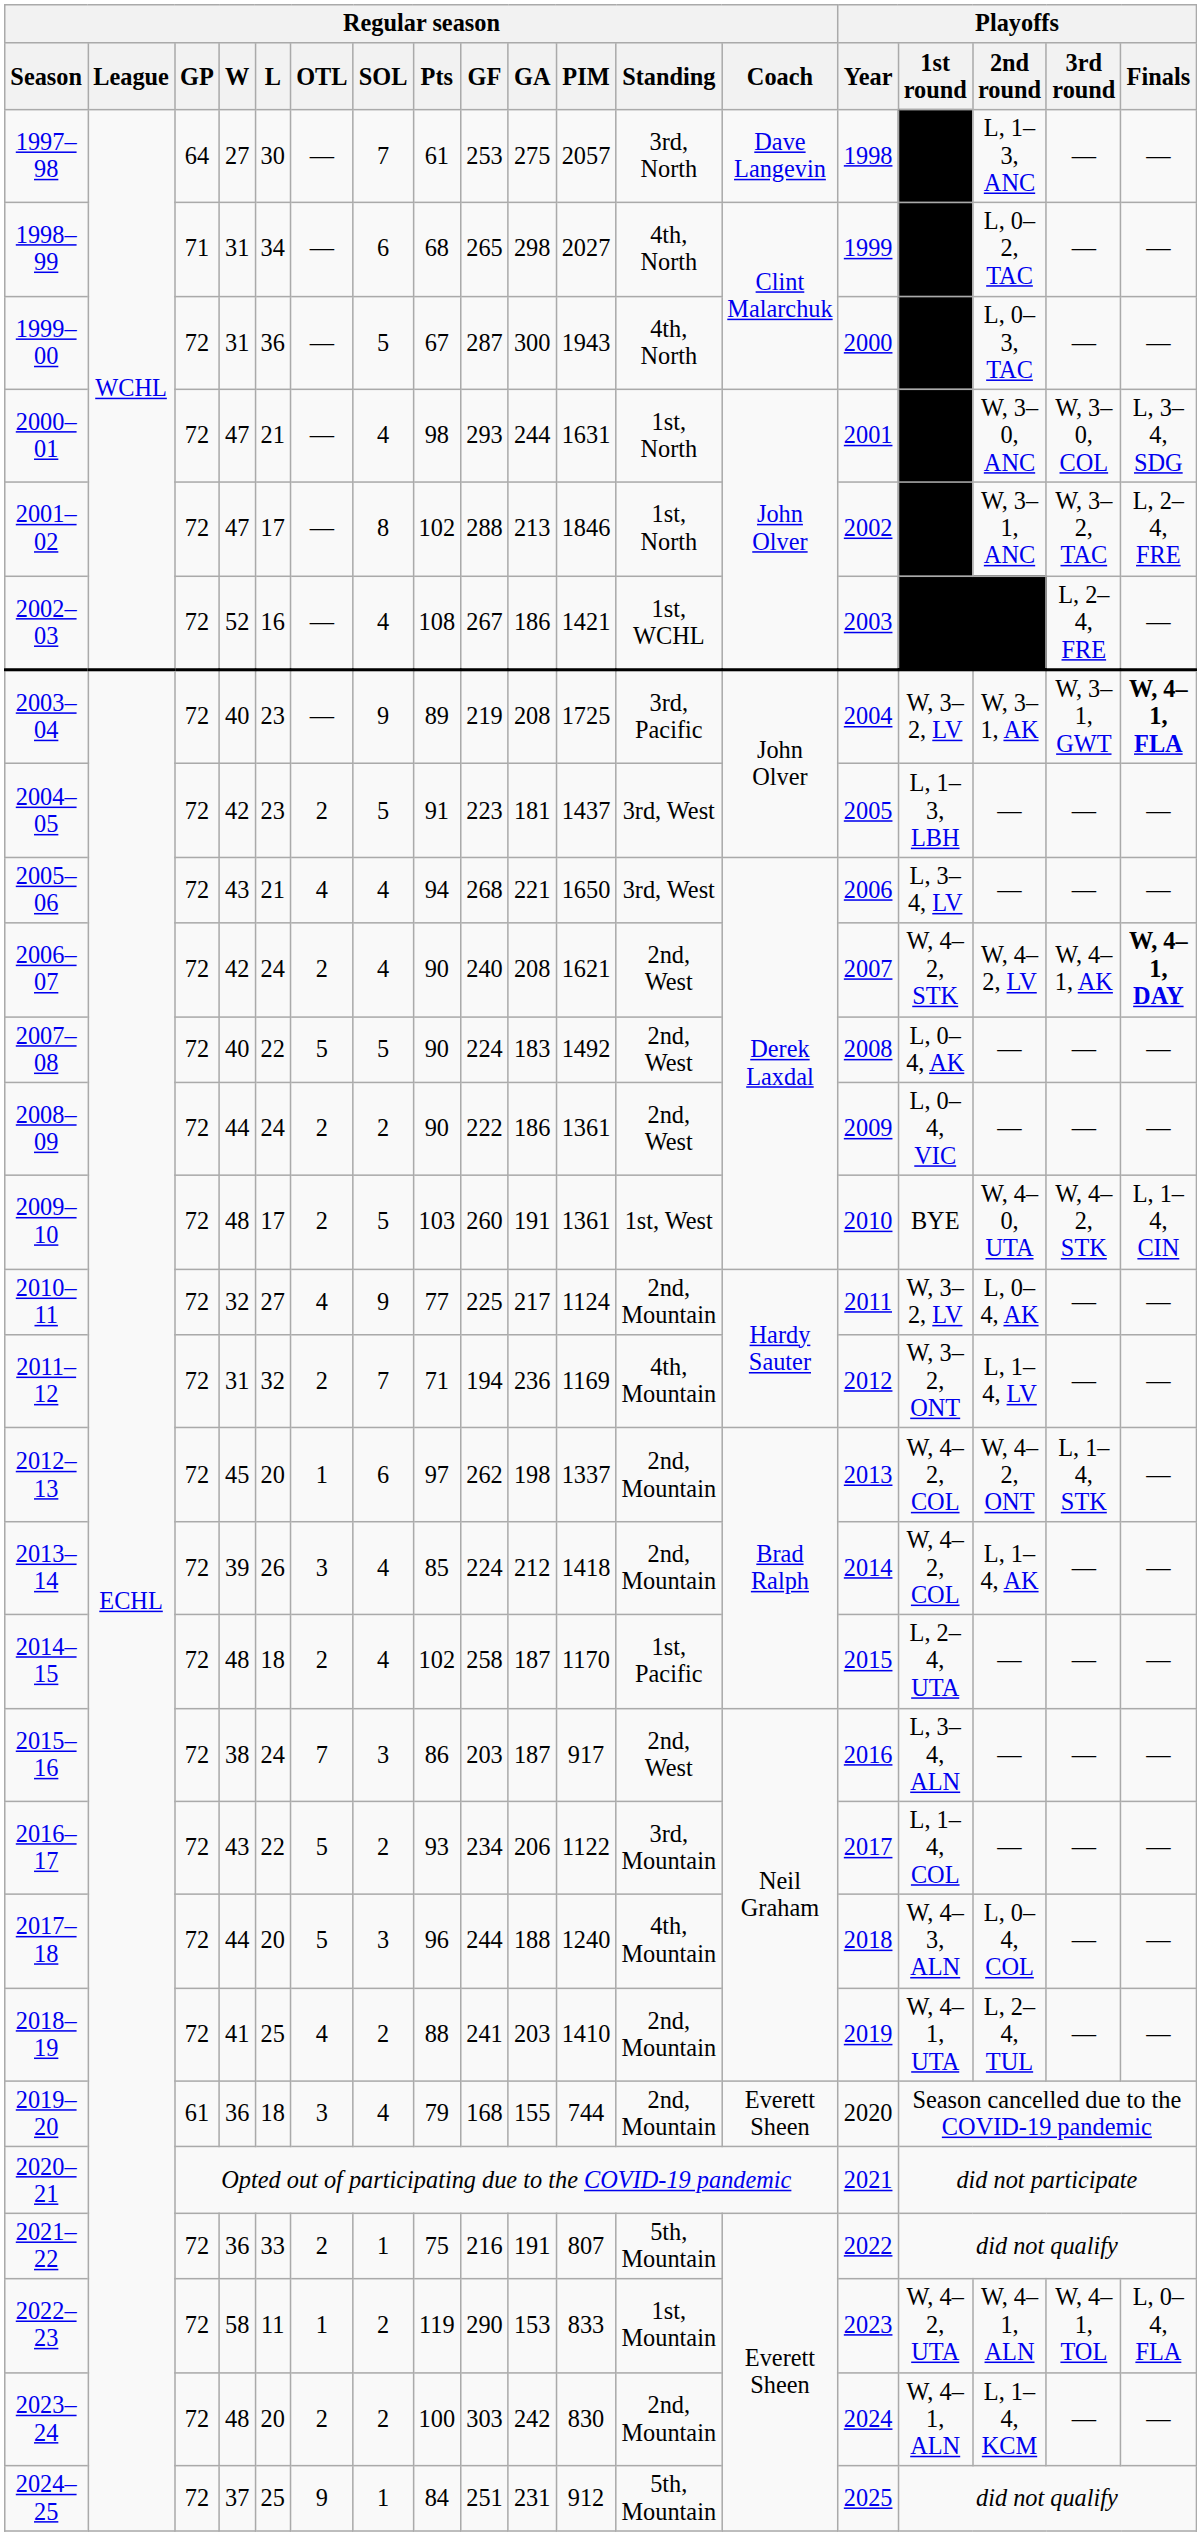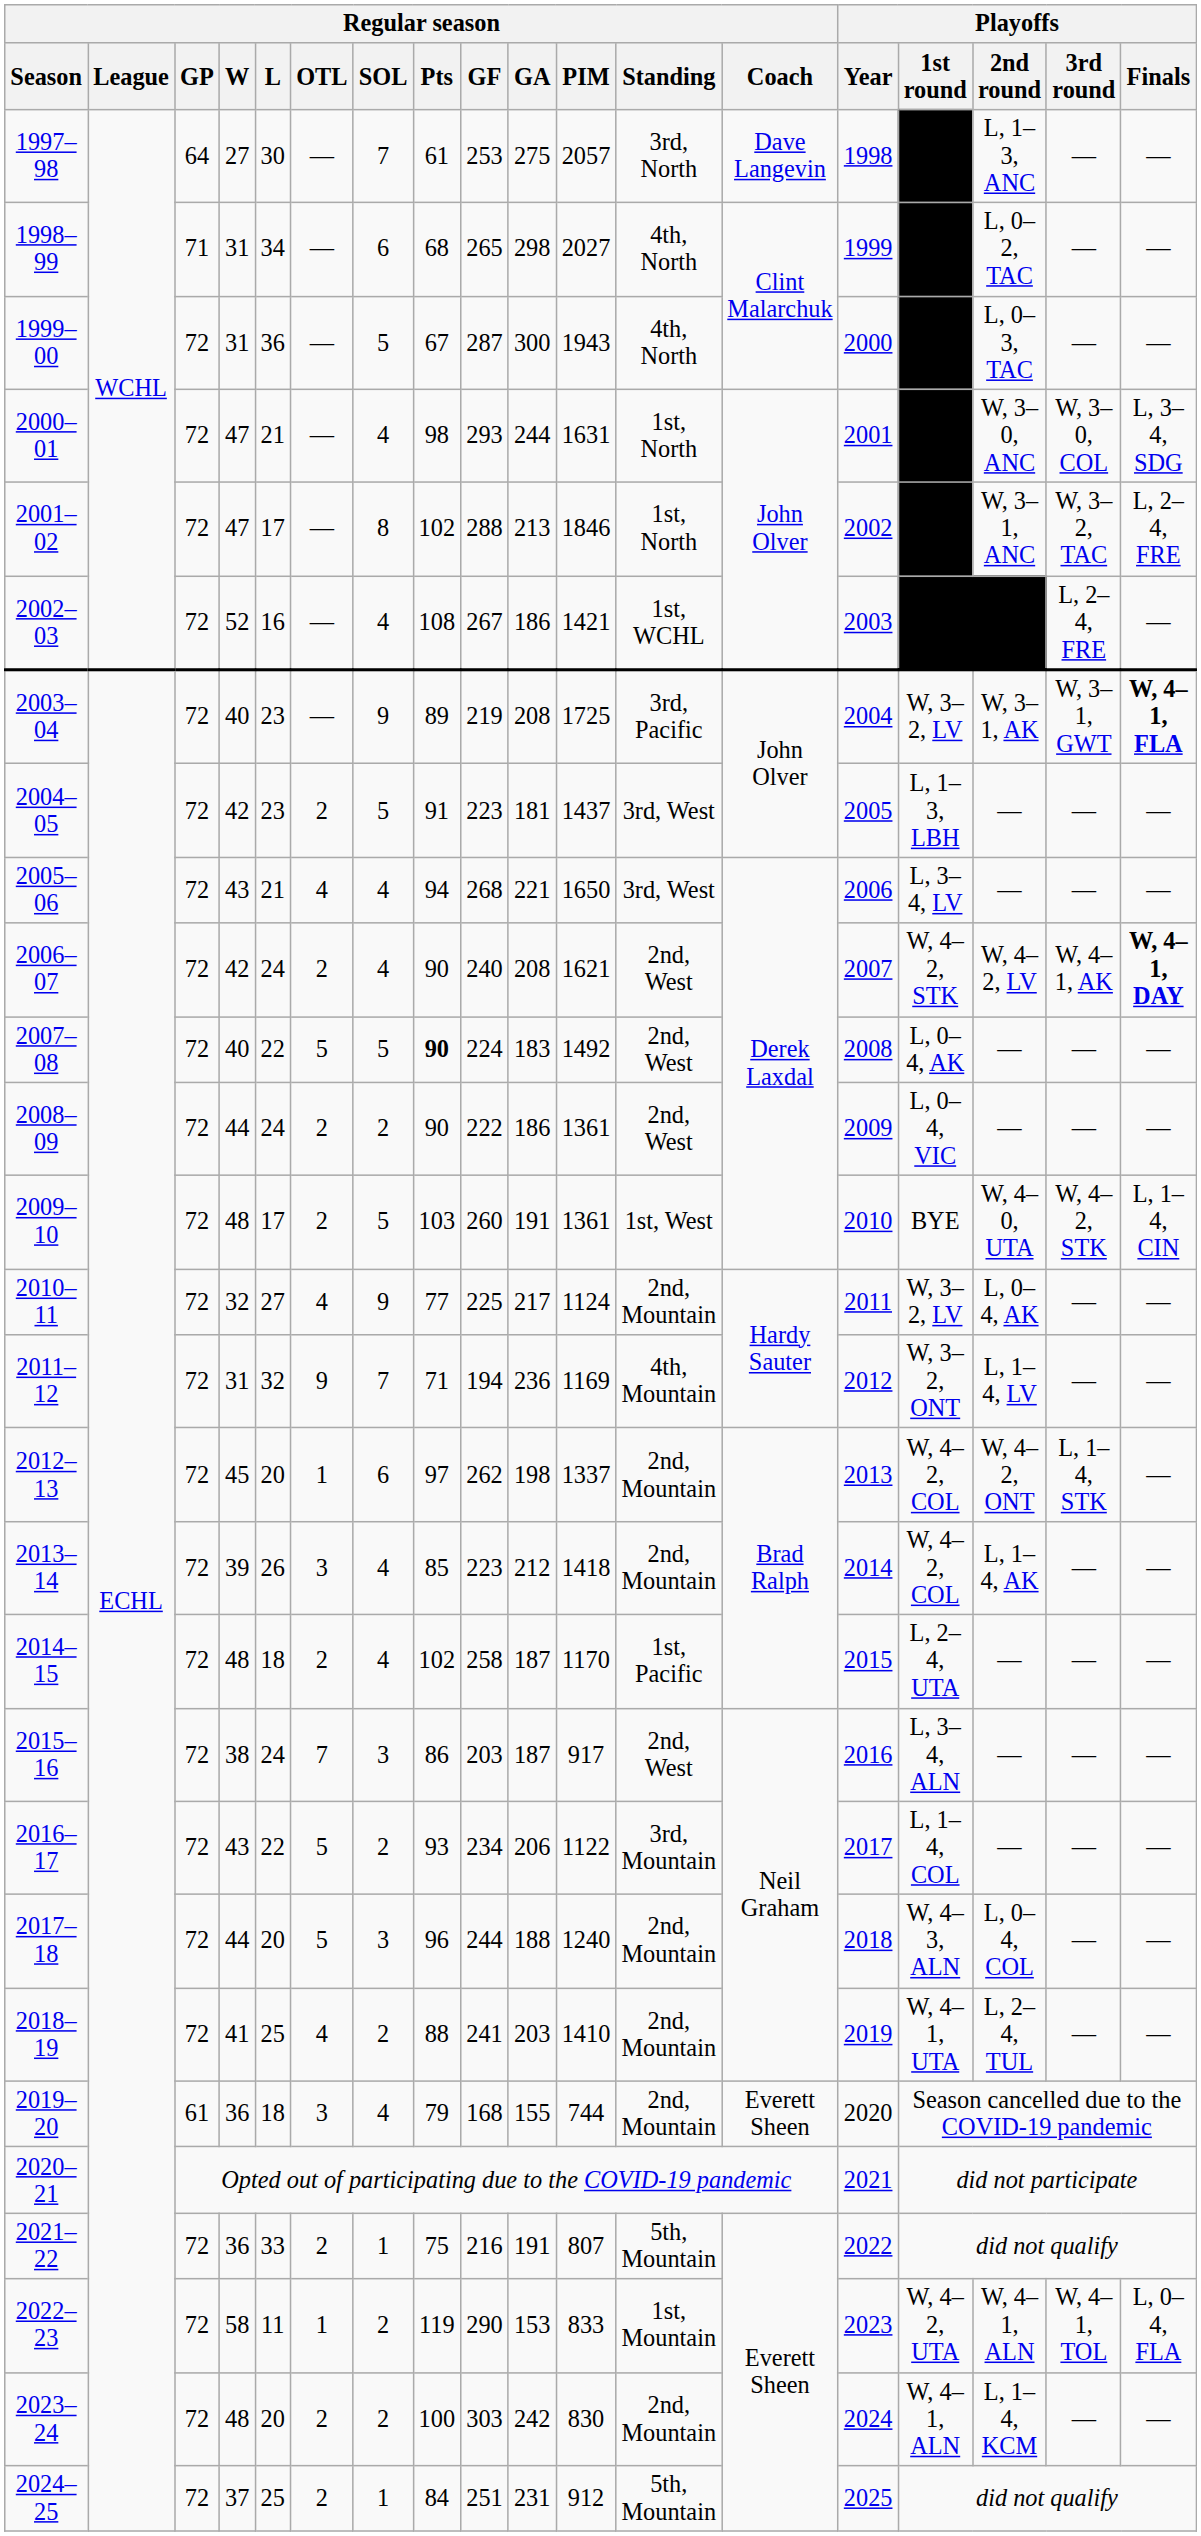(437, 1049) normal -> (437, 1049) bold
(322, 1381) 2 -> (322, 1381) 9
(485, 1567) 224 -> (485, 1567) 223
(669, 1940) 4th, Mountain -> (669, 1940) 2nd, Mountain
(322, 2498) 9 -> (322, 2498) 2
